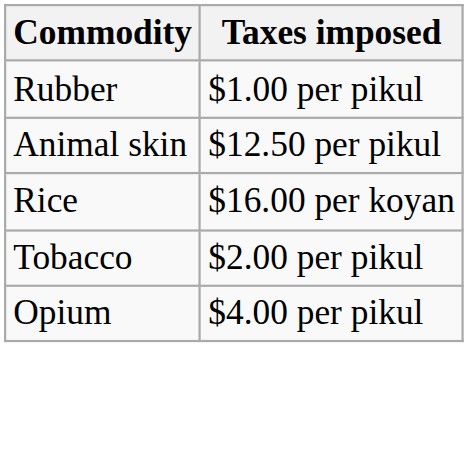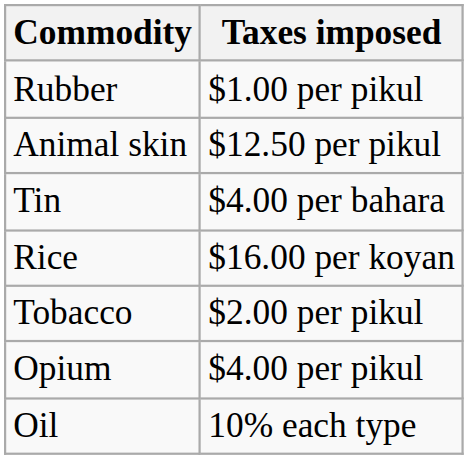+ row: (37, 200)
+ row: (36, 425)
